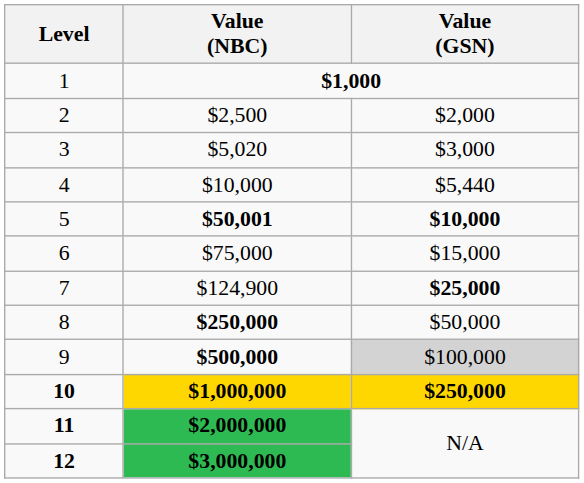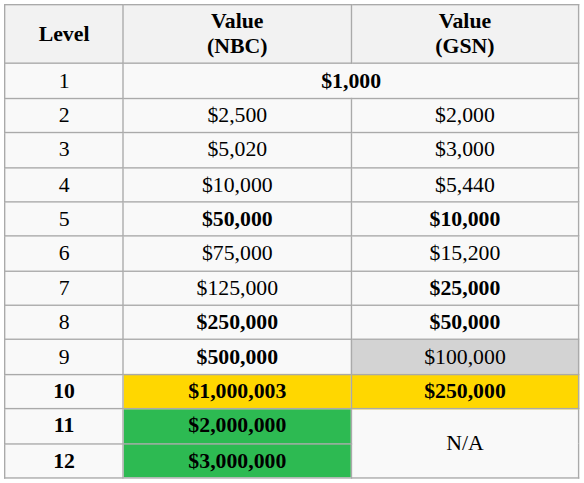(237, 218) $50,001 -> (237, 218) $50,000
(465, 253) $15,000 -> (465, 253) $15,200
(237, 287) $124,900 -> (237, 287) $125,000
(465, 322) normal -> (465, 322) bold
(237, 391) $1,000,000 -> (237, 391) $1,000,003
